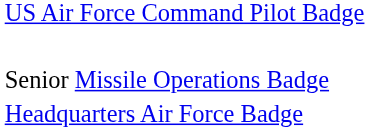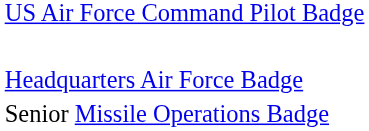rows swapped: (167, 80) <-> (154, 114)
